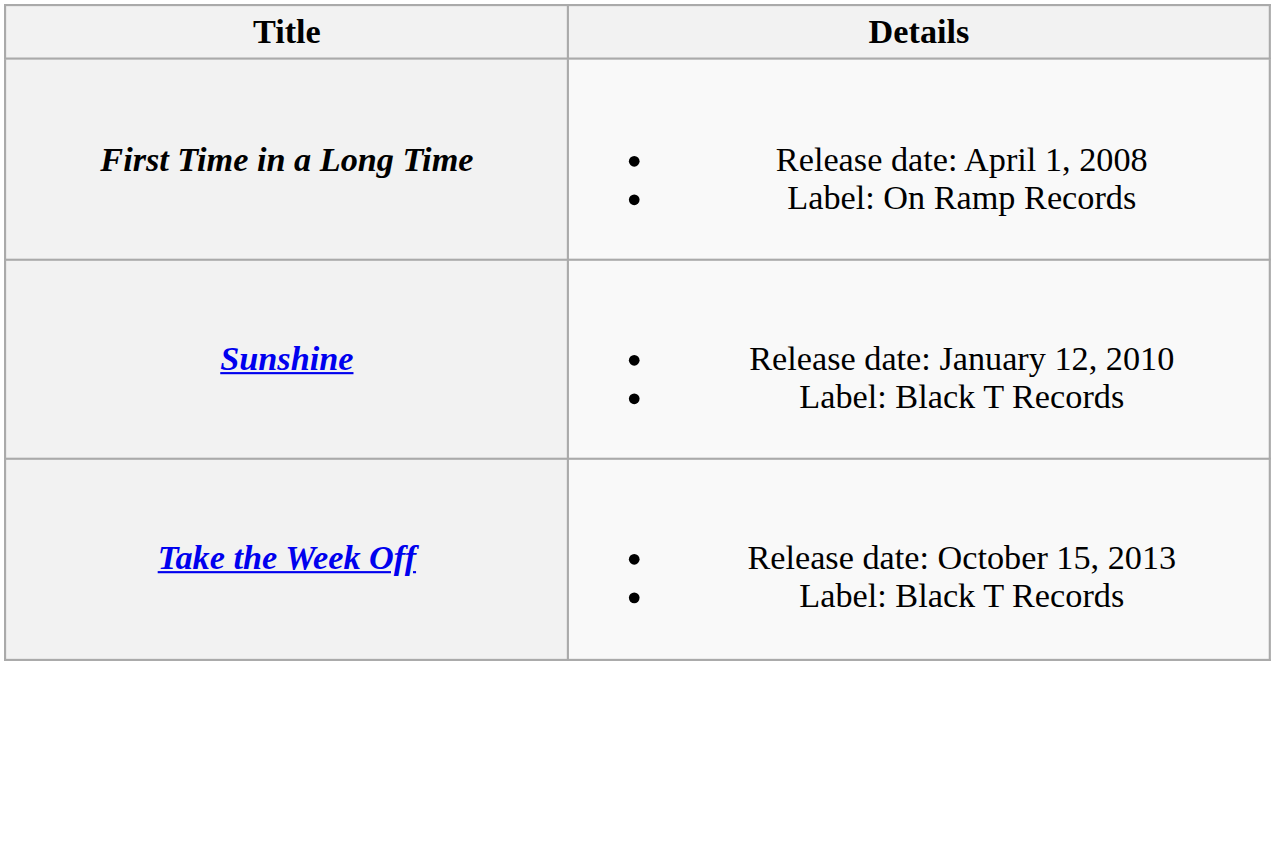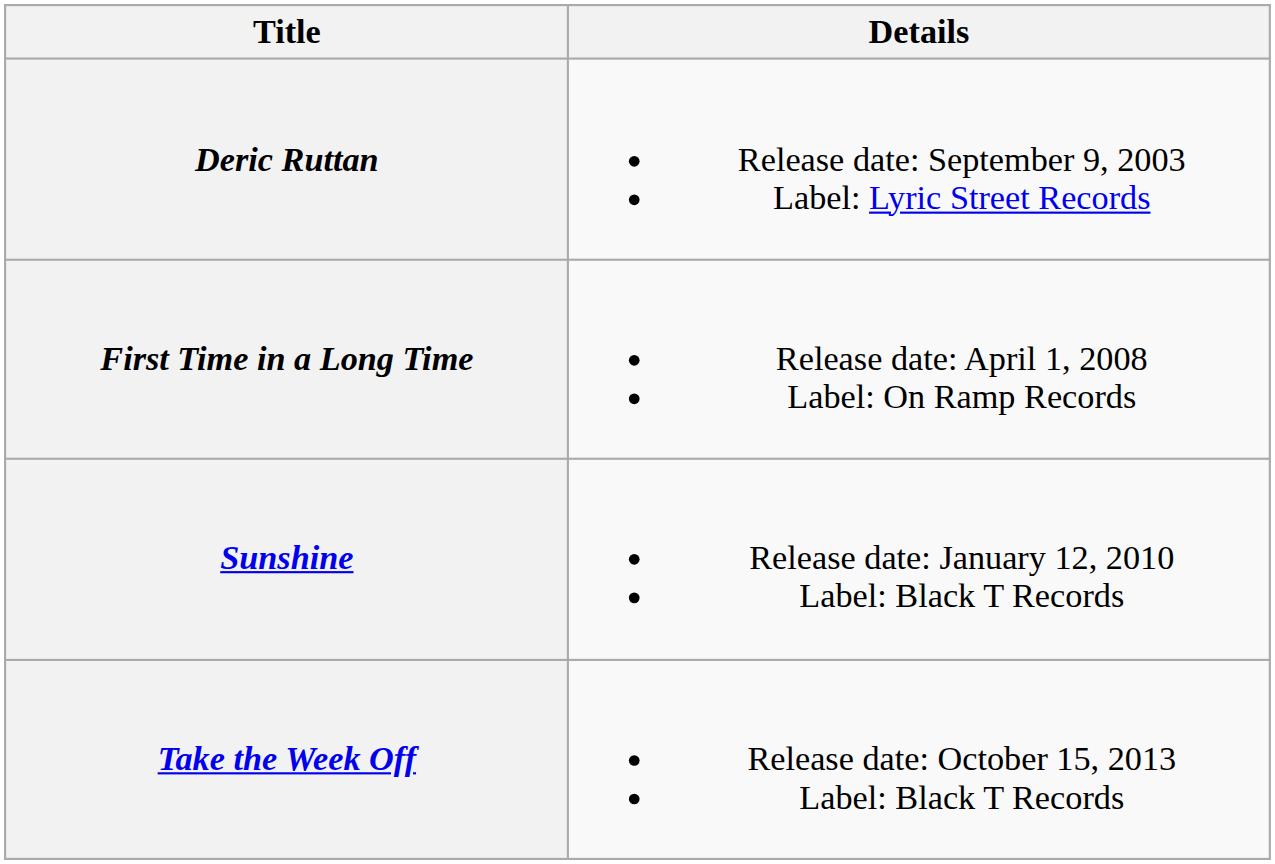+ row: (287, 158)
